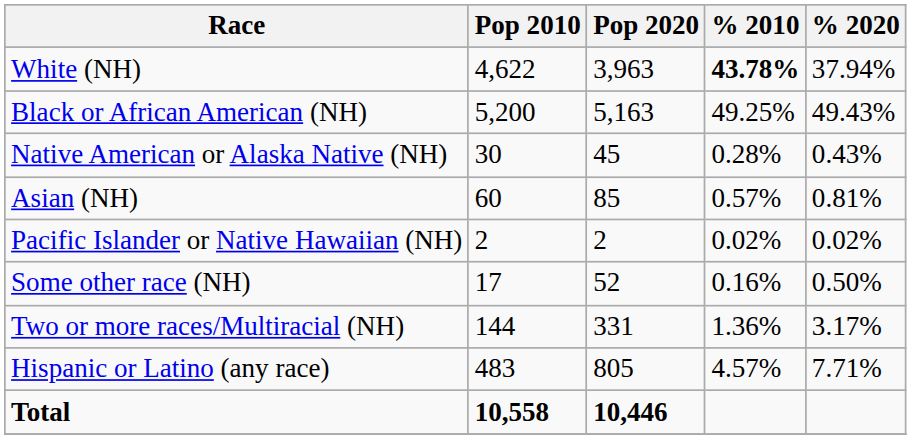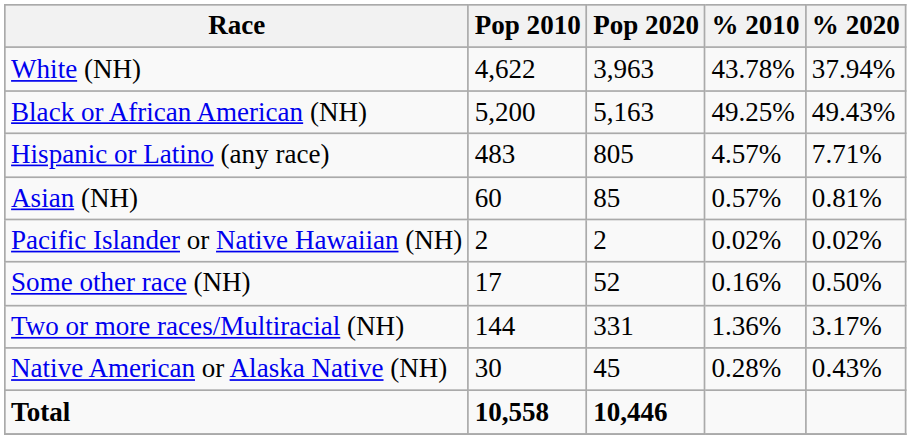(755, 68) bold -> (753, 68) normal
rows swapped: (229, 154) <-> (170, 369)
